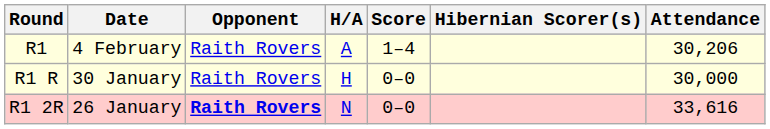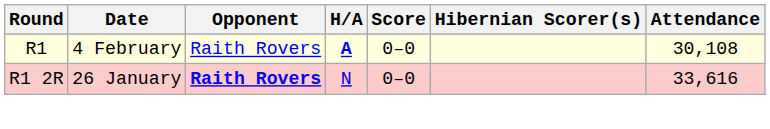(346, 49) normal -> (346, 49) bold
(399, 49) 1–4 -> (399, 49) 0–0
(705, 49) 30,206 -> (705, 49) 30,108
- row: (36, 79)
